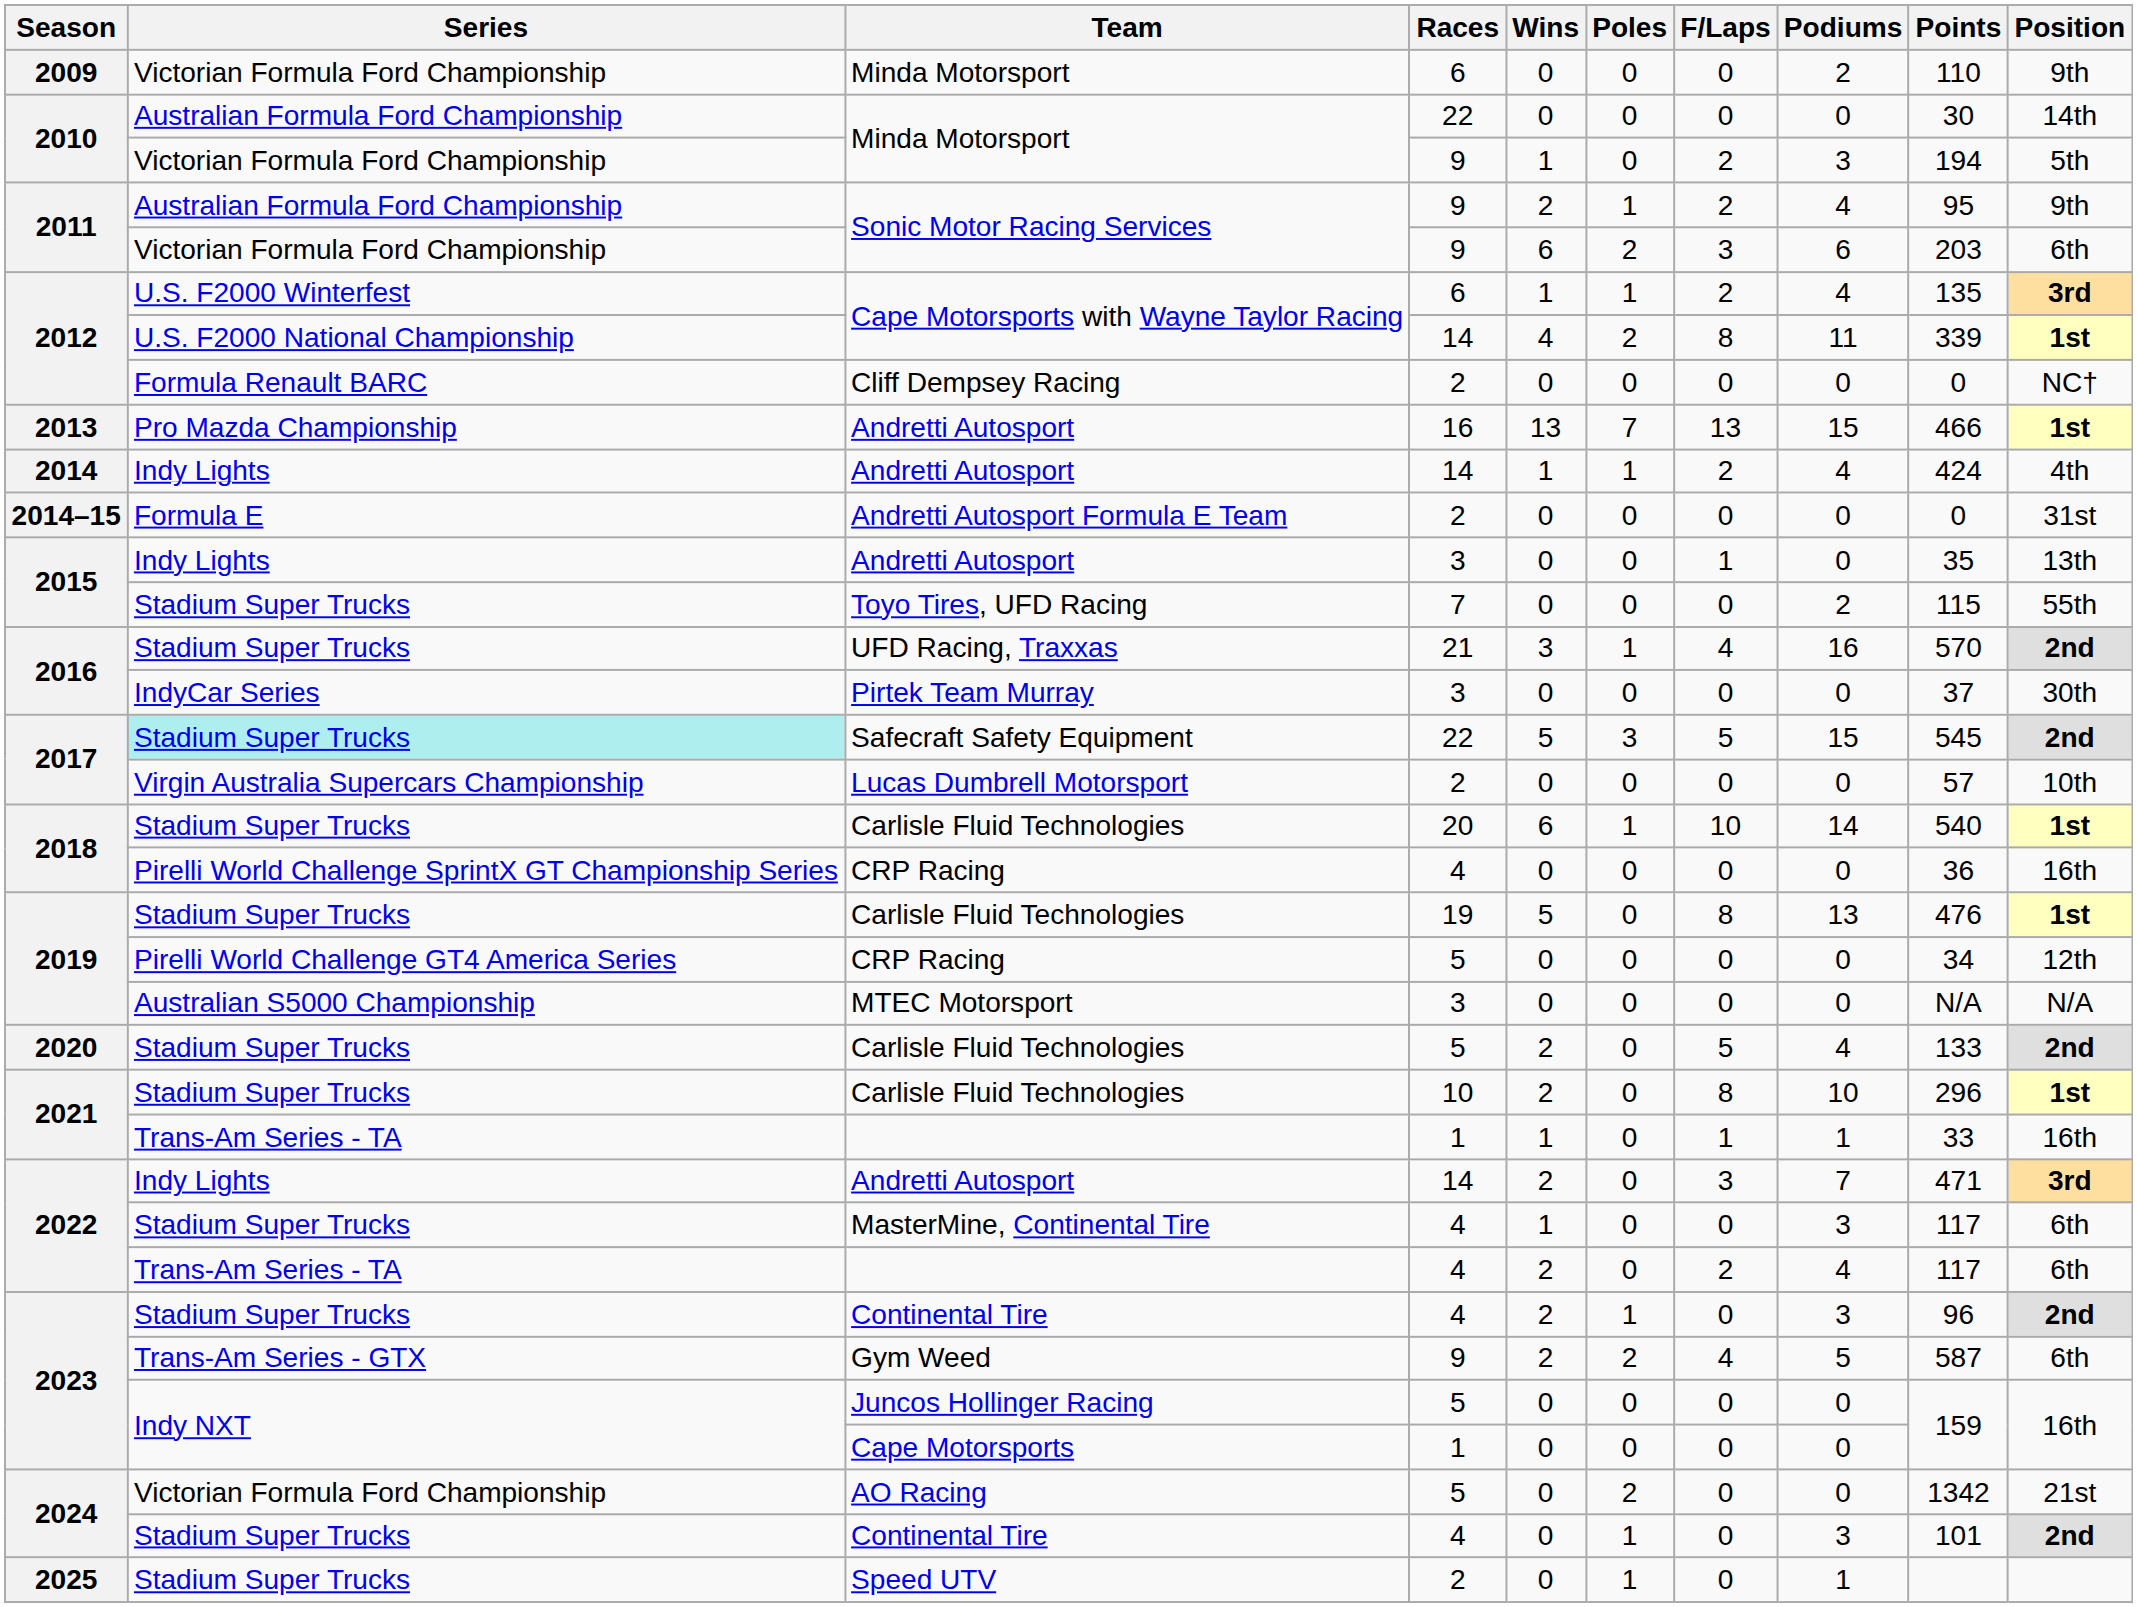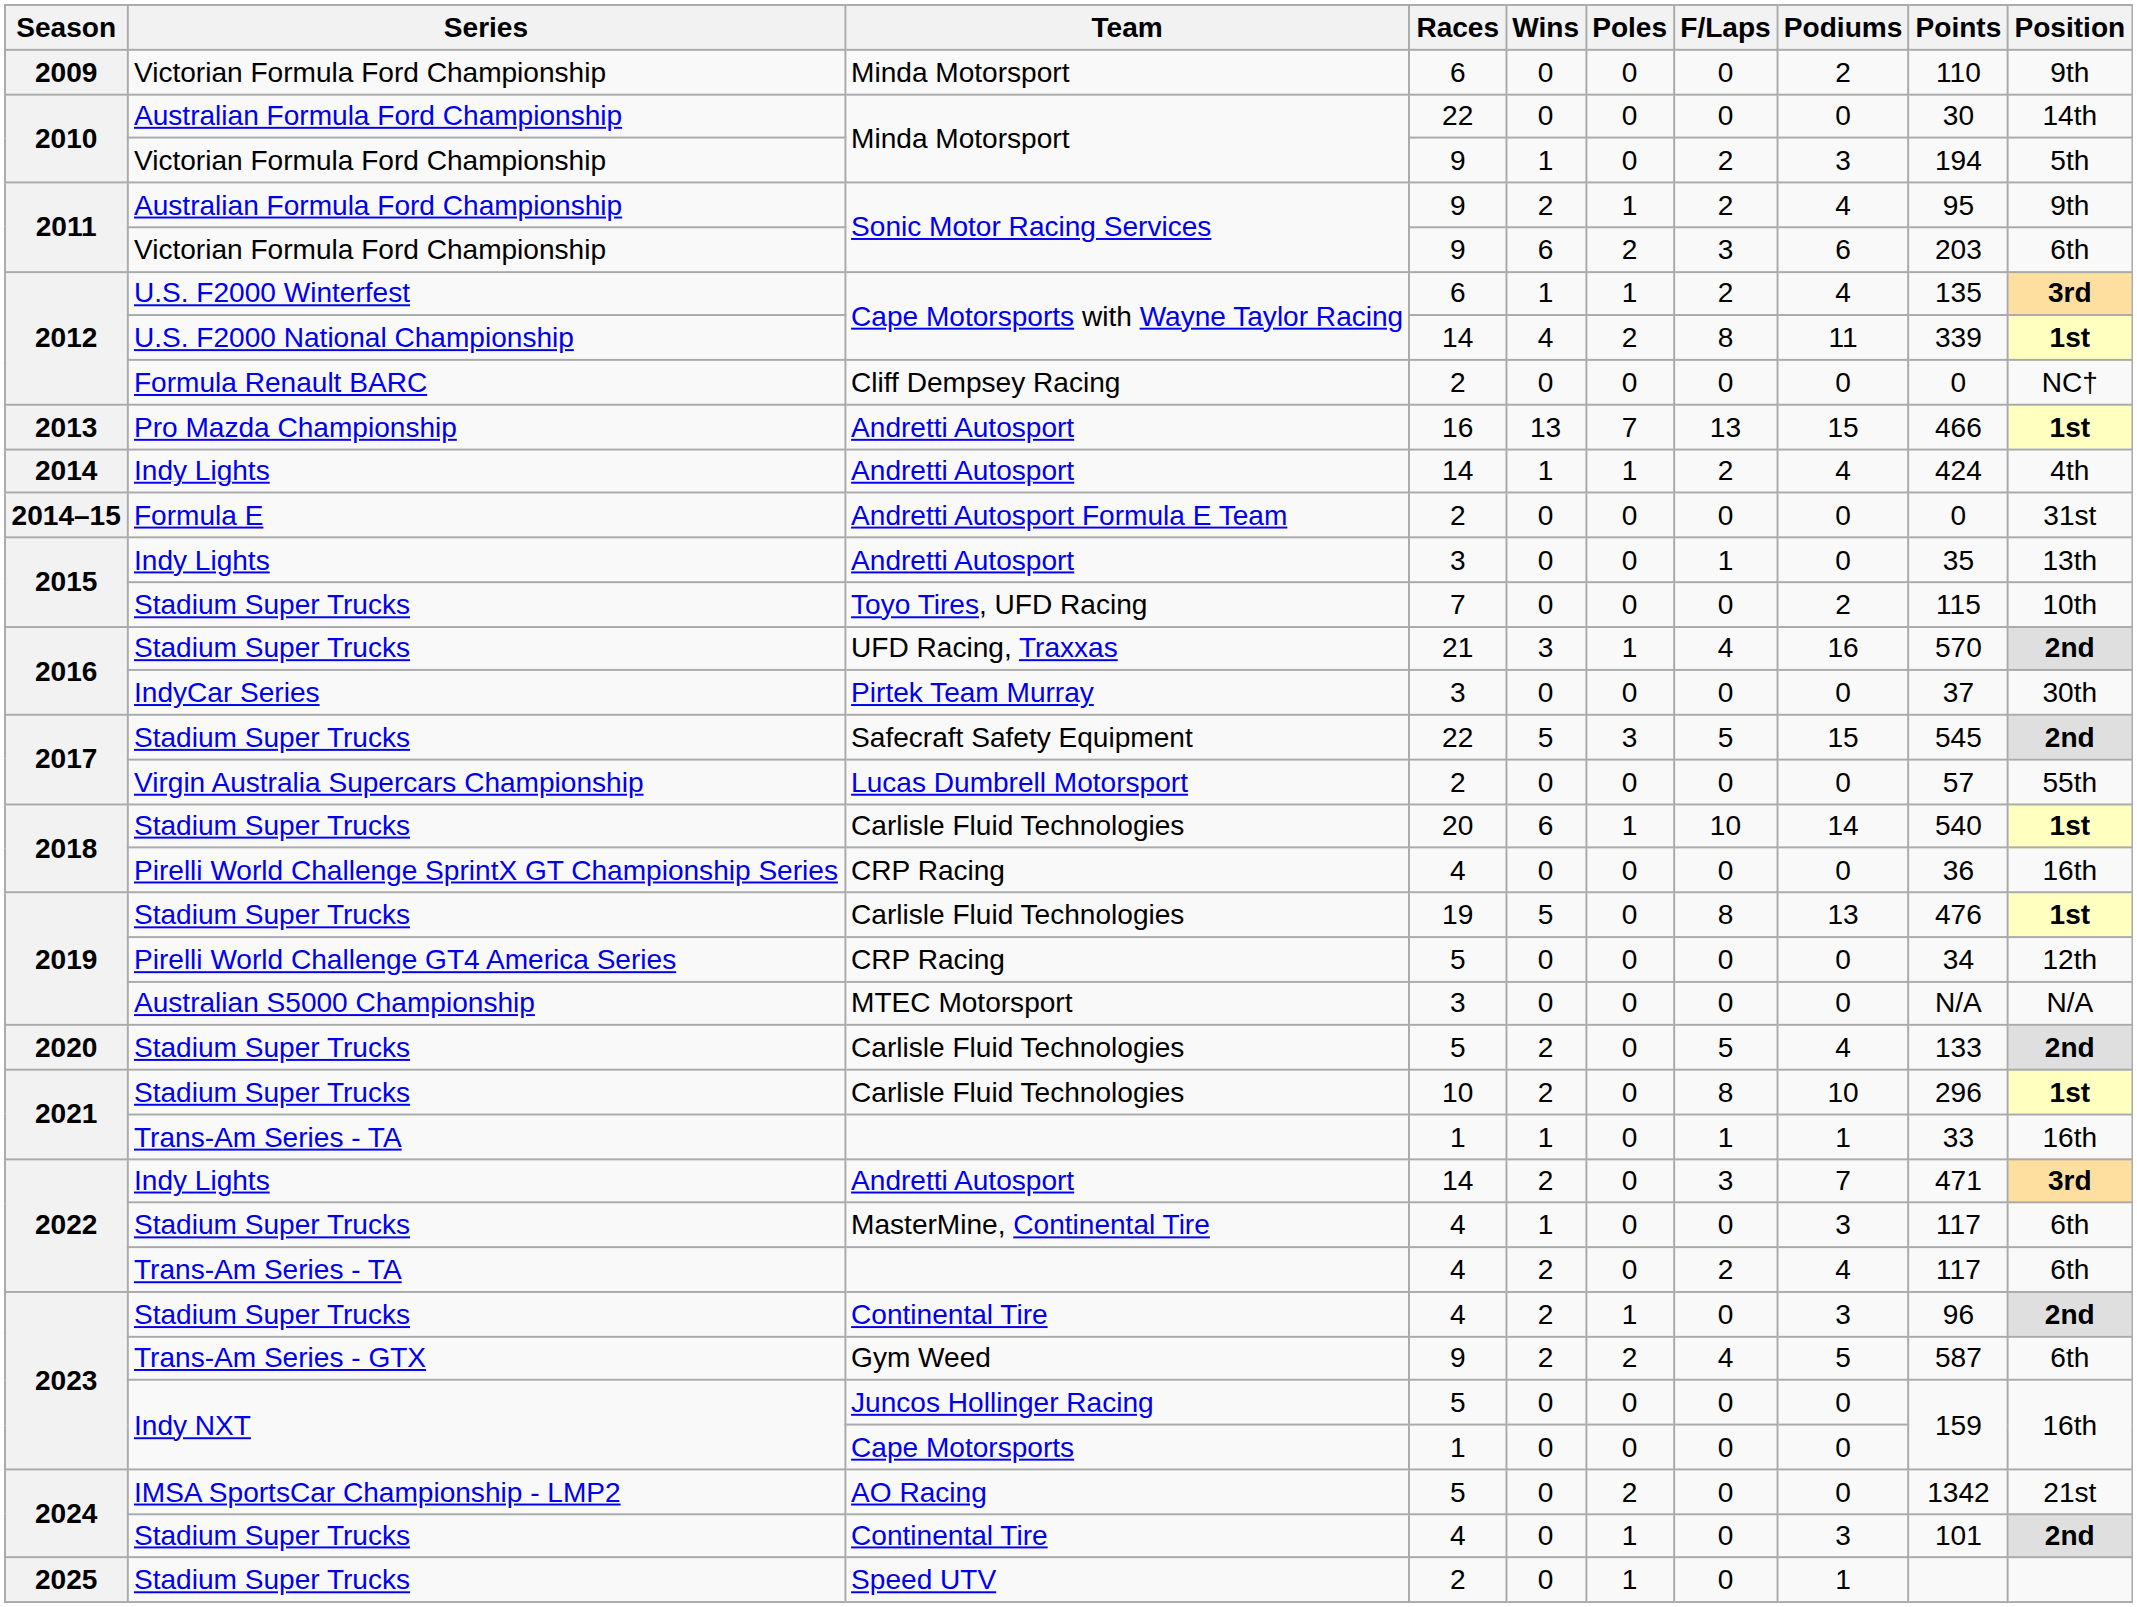(2070, 604) 55th -> (2070, 604) 10th
(272, 737) paleturquoise background -> (272, 737) no background
(2070, 782) 10th -> (2070, 782) 55th
(370, 1492) Victorian Formula Ford Championship -> (377, 1492) IMSA SportsCar Championship - LMP2
